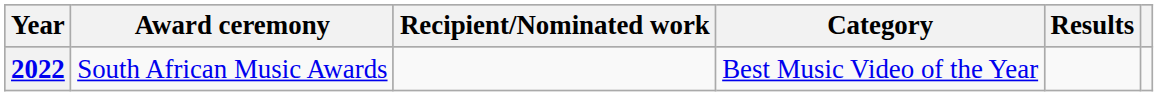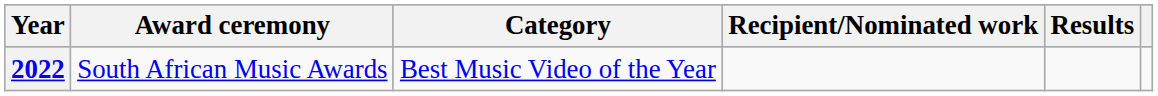columns swapped: (880, 25) <-> (555, 25)
